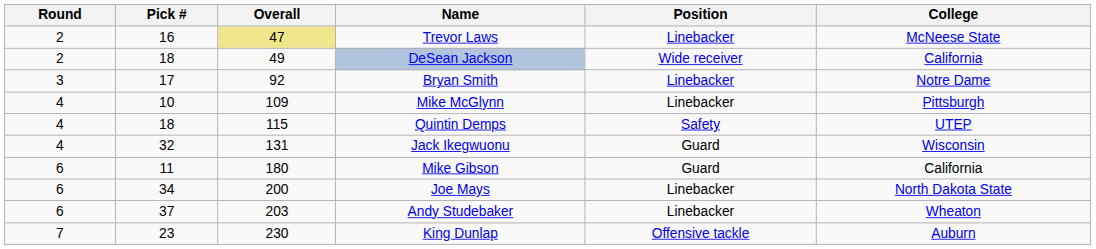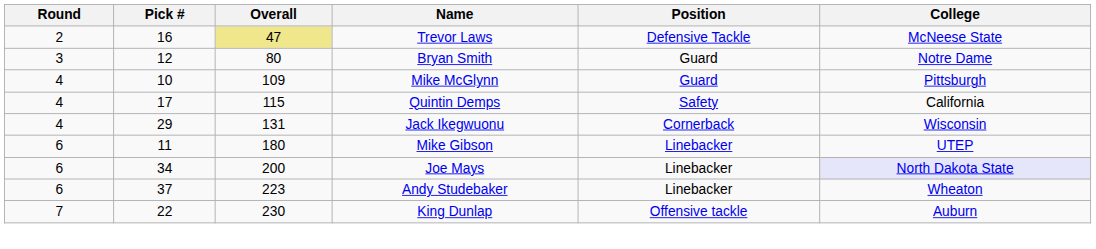(701, 37) Linebacker -> (699, 37) Defensive Tackle
- row: (460, 59)
(167, 80) 17 -> (165, 59) 12
(277, 80) 92 -> (274, 59) 80
(701, 80) Linebacker -> (699, 59) Guard
(701, 102) Linebacker -> (699, 80) Guard
(167, 124) 18 -> (165, 102) 17
(953, 124) UTEP -> (955, 102) California
(167, 146) 32 -> (165, 124) 29
(701, 146) Guard -> (699, 124) Cornerback
(701, 168) Guard -> (699, 146) Linebacker
(953, 168) California -> (955, 146) UTEP
(953, 189) no background -> (955, 168) lavender background
(277, 211) 203 -> (274, 189) 223
(167, 233) 23 -> (165, 211) 22
